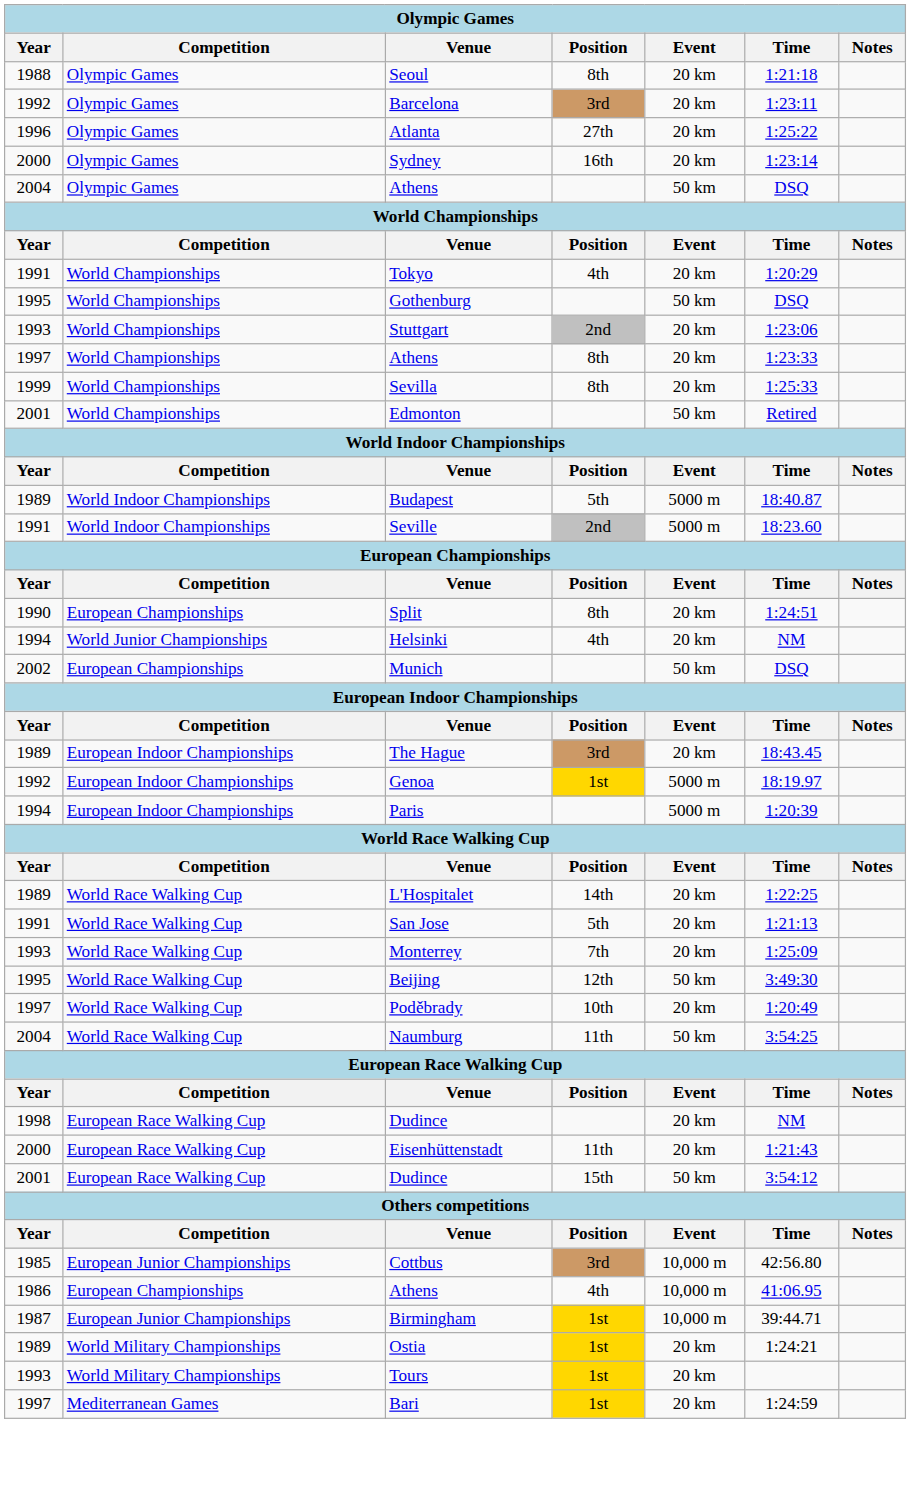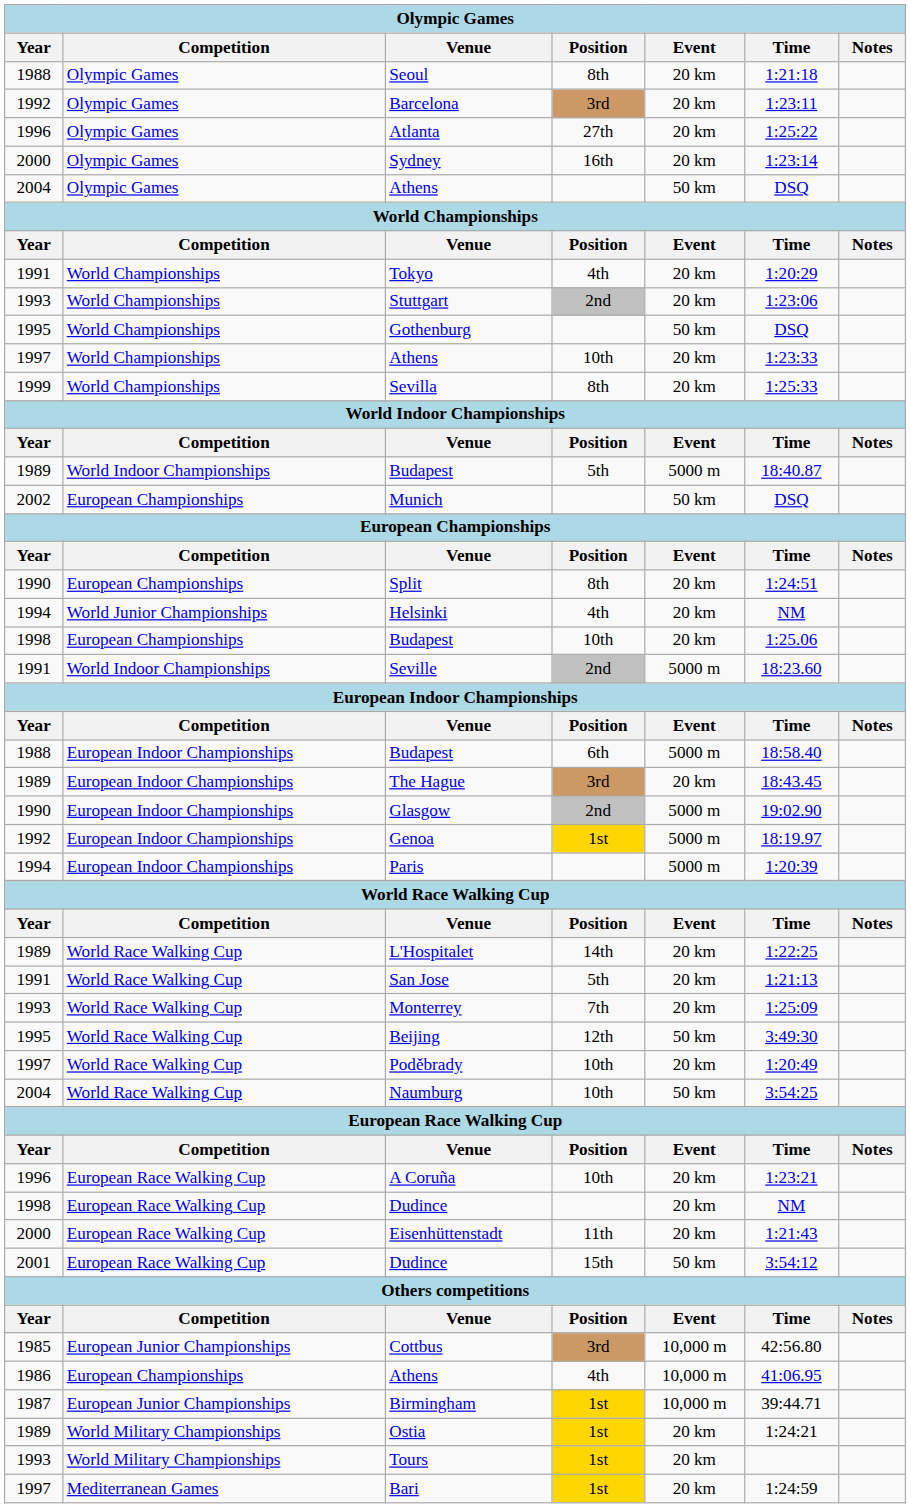rows swapped: (34, 329) <-> (34, 301)
(598, 358) 8th -> (598, 358) 10th
- row: (34, 414)
rows swapped: (34, 527) <-> (34, 669)
+ row: (34, 640)
+ row: (34, 753)
+ row: (34, 810)
(598, 1036) 11th -> (598, 1092) 10th
+ row: (34, 1177)
